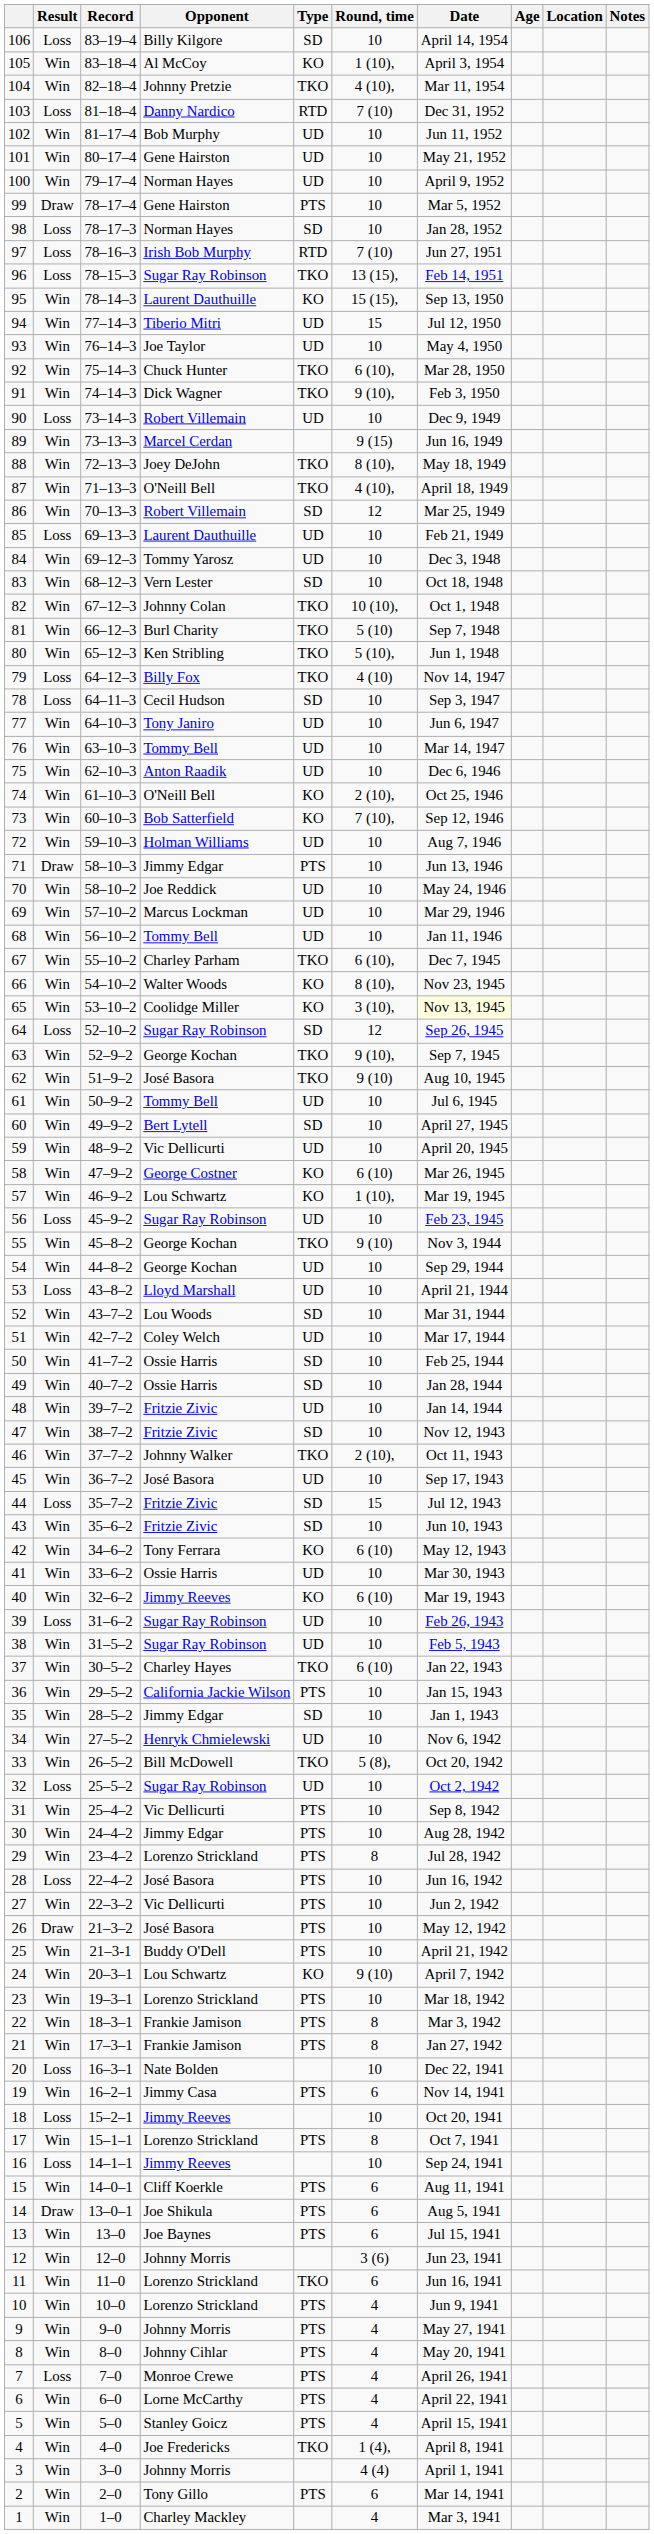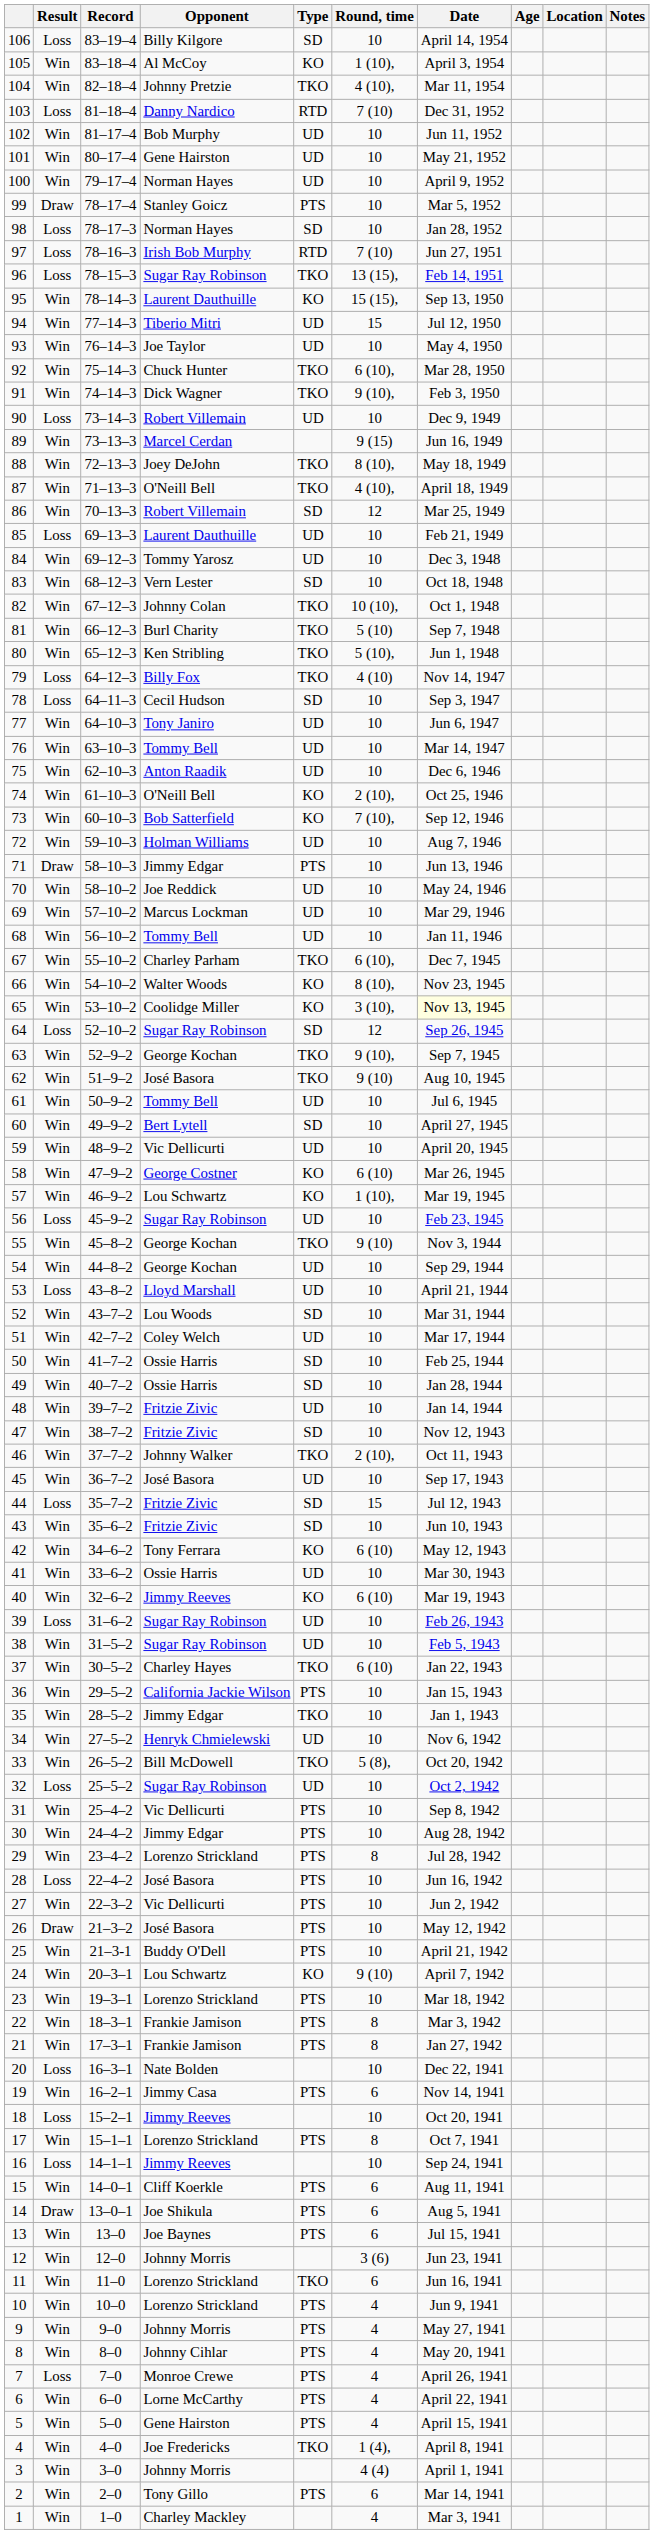(187, 205) Gene Hairston -> (185, 205) Stanley Goicz
(313, 1715) SD -> (313, 1715) TKO
(185, 2423) Stanley Goicz -> (187, 2423) Gene Hairston
